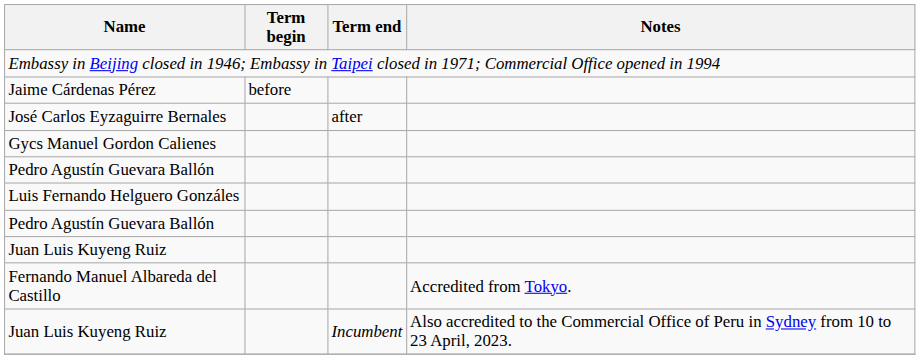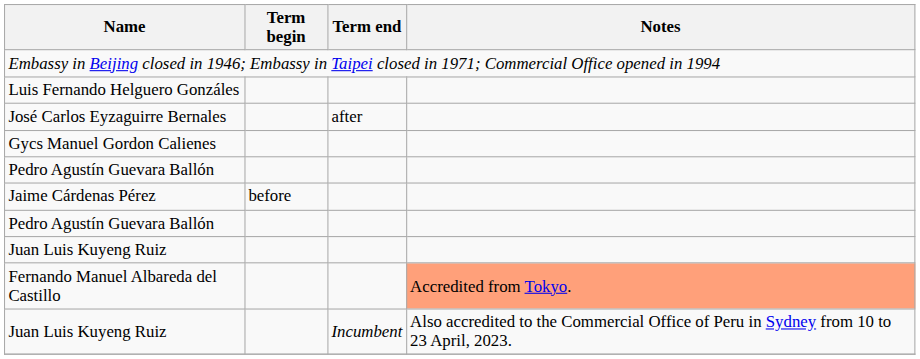rows swapped: (82, 90) <-> (124, 196)
(491, 285) no background -> (491, 285) lightsalmon background
